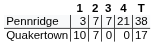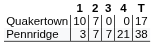rows swapped: (32, 21) <-> (37, 35)
